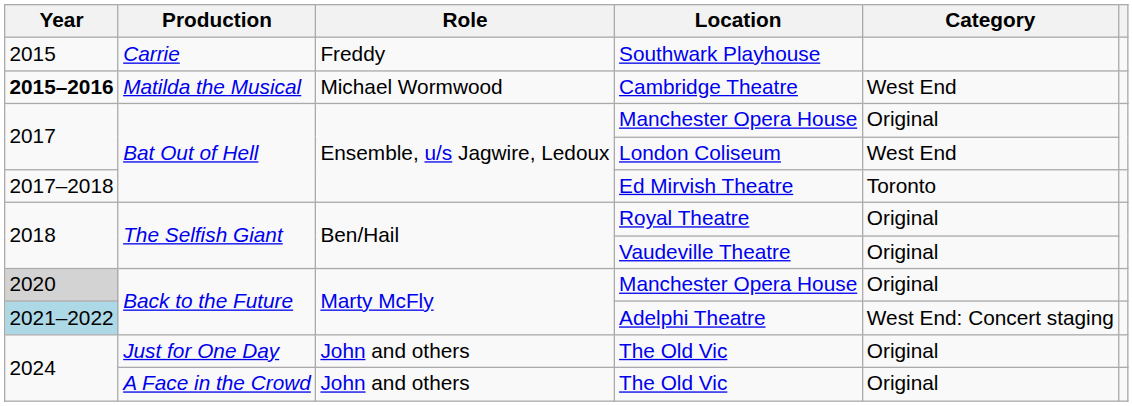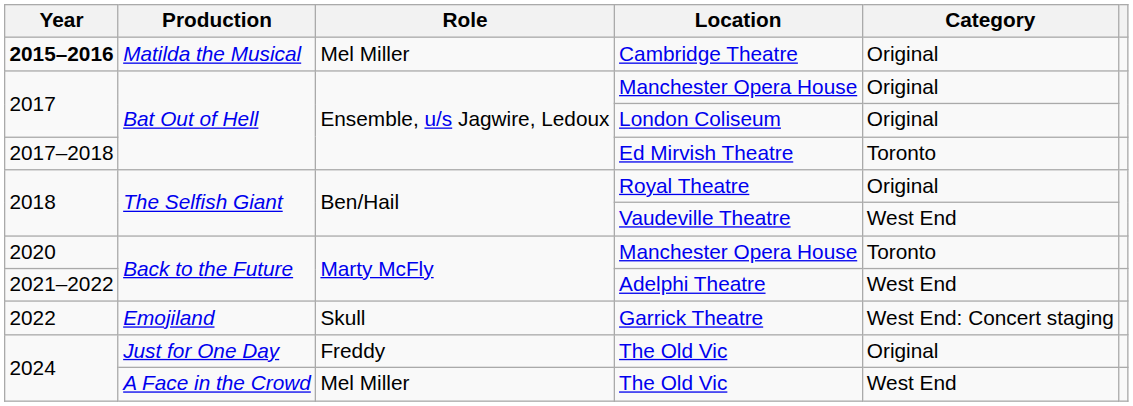- row: (151, 53)
(412, 86) Michael Wormwood -> (365, 53) Mel Miller
(912, 86) West End -> (903, 53) Original
(912, 152) West End -> (903, 119) Original
(903, 251) Original -> (912, 218) West End
(33, 284) lightgrey background -> (33, 251) no background
(903, 284) Original -> (902, 251) Toronto
(62, 317) lightblue background -> (62, 284) no background
(990, 317) West End: Concert staging -> (912, 284) West End
+ row: (169, 317)
(395, 350) John and others -> (353, 350) Freddy
(395, 383) John and others -> (365, 383) Mel Miller
(903, 383) Original -> (912, 383) West End
